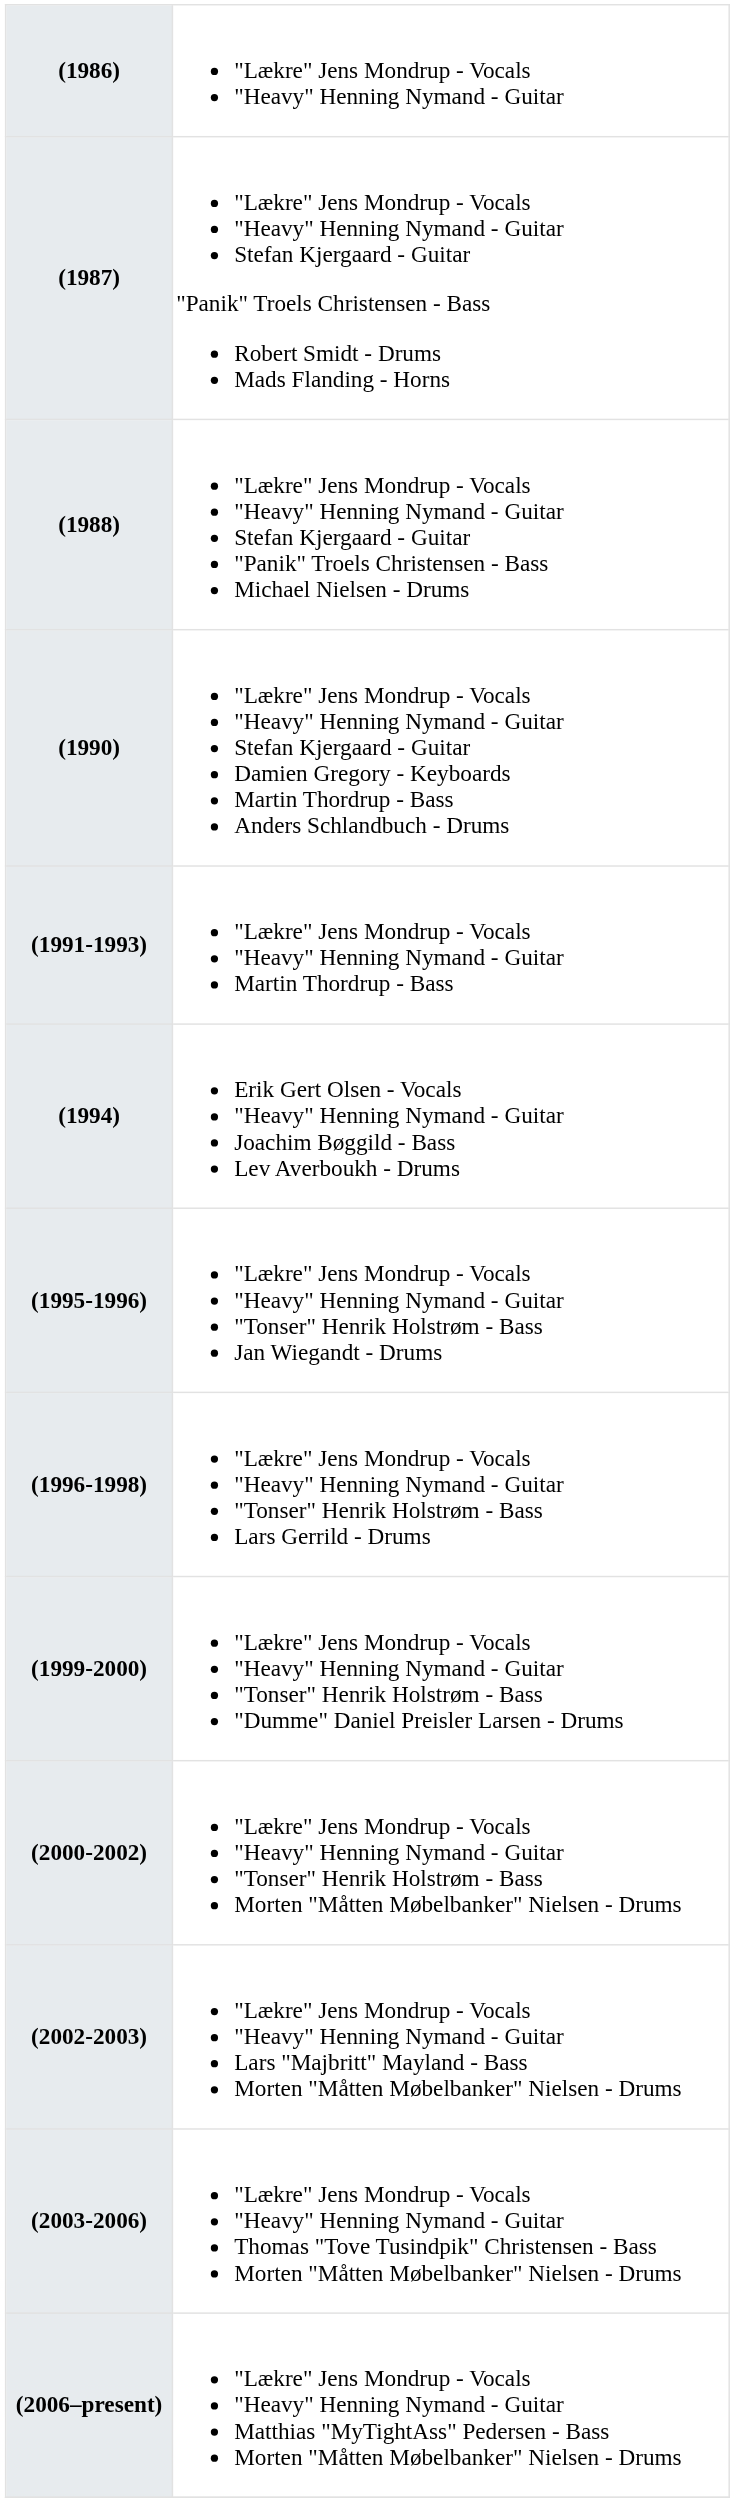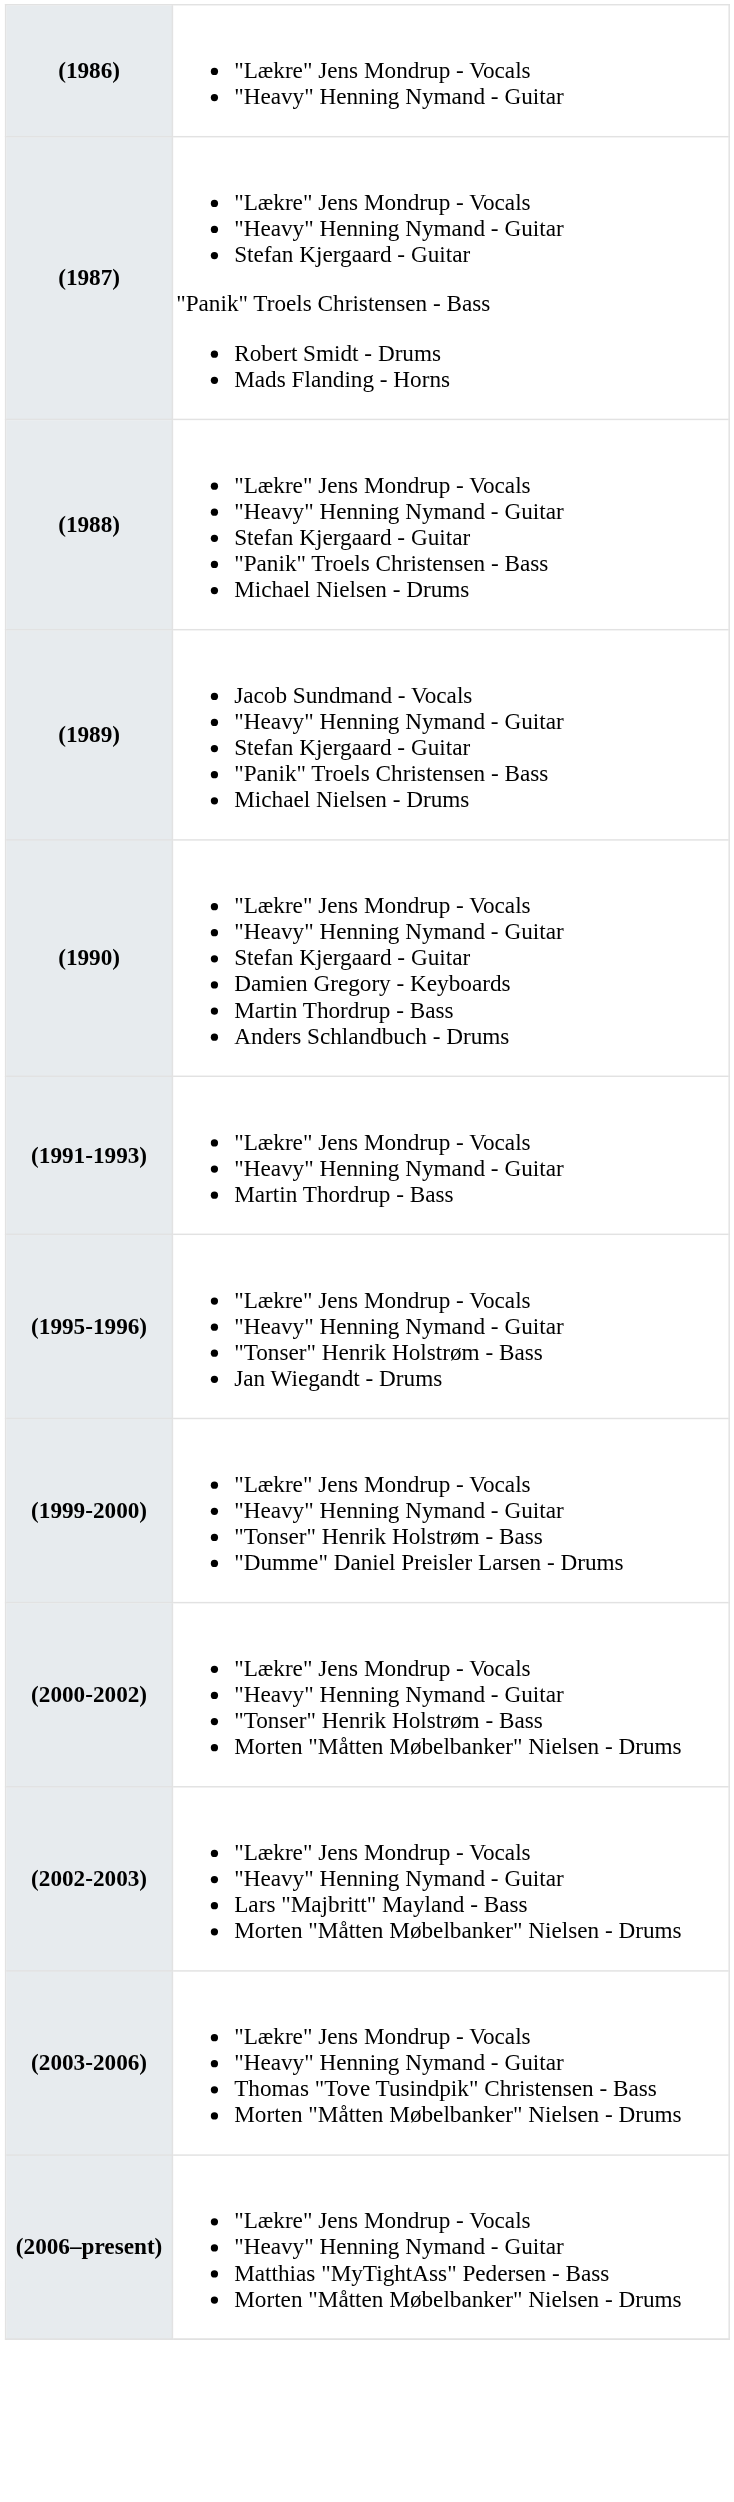+ row: (89, 734)
- row: (89, 1115)
- row: (89, 1484)
